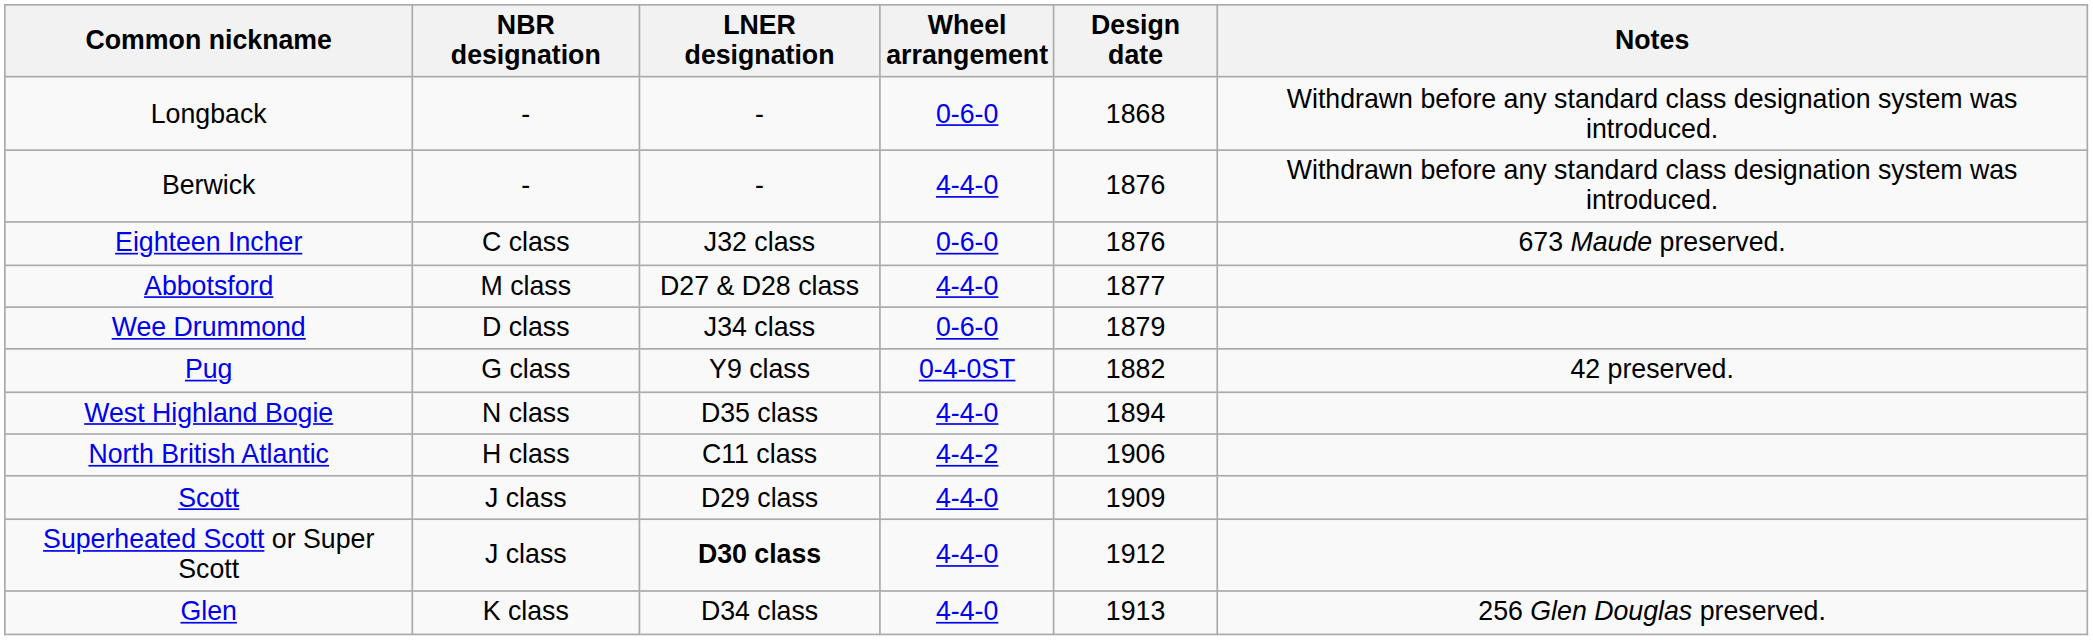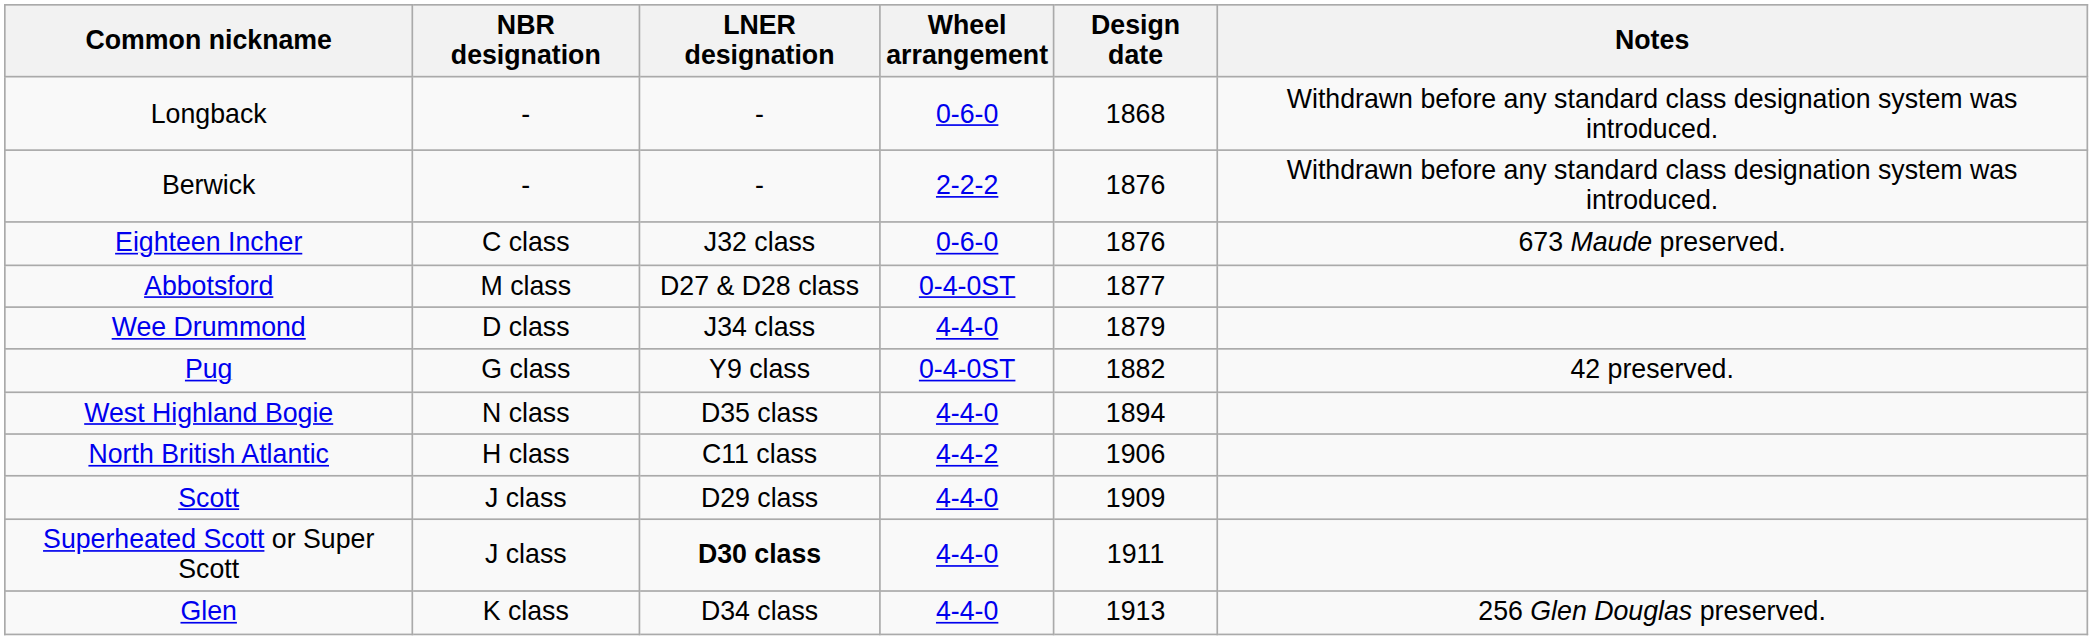(967, 185) 4-4-0 -> (967, 185) 2-2-2
(967, 285) 4-4-0 -> (967, 285) 0-4-0ST
(967, 327) 0-6-0 -> (967, 327) 4-4-0
(1136, 554) 1912 -> (1136, 554) 1911
